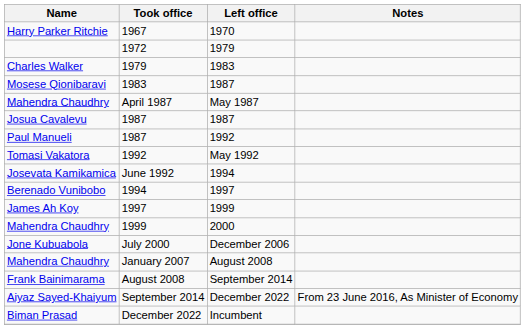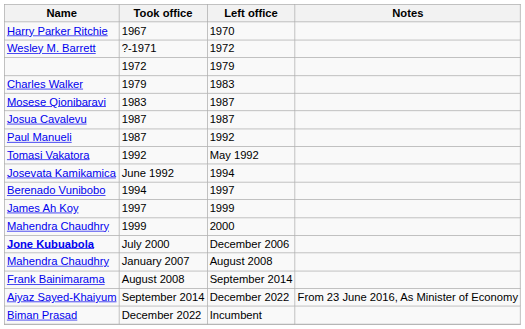+ row: (139, 48)
- row: (147, 102)
(47, 244) normal -> (50, 244) bold
